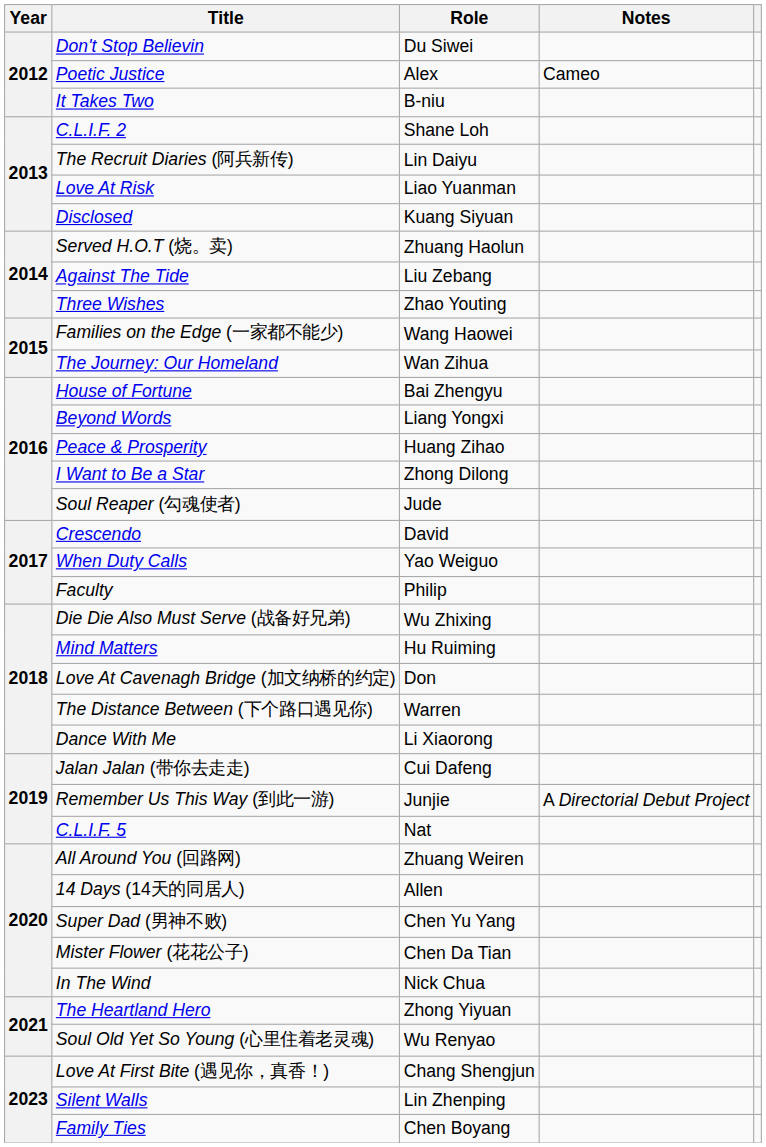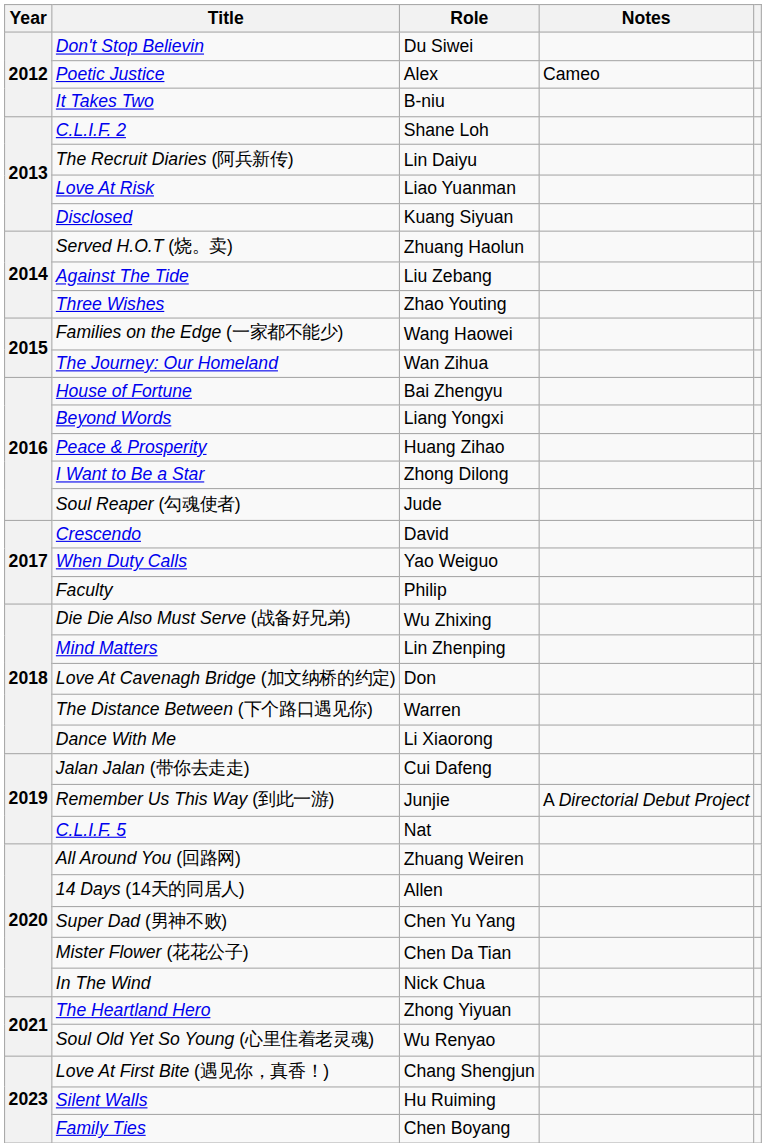(450, 649) Hu Ruiming -> (455, 649) Lin Zhenping
(455, 1100) Lin Zhenping -> (450, 1100) Hu Ruiming
